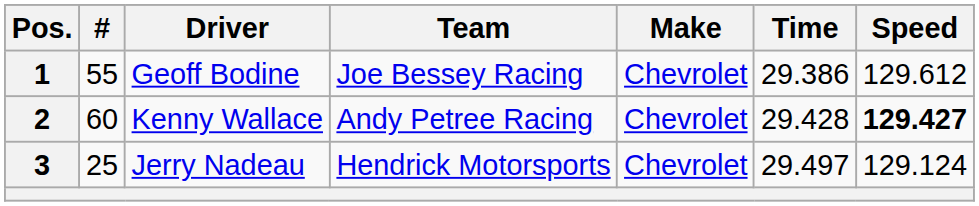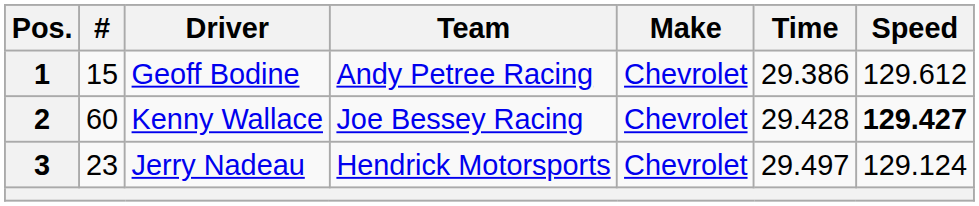(102, 74) 55 -> (102, 74) 15
(460, 74) Joe Bessey Racing -> (465, 74) Andy Petree Racing
(465, 119) Andy Petree Racing -> (460, 119) Joe Bessey Racing
(102, 165) 25 -> (102, 165) 23
